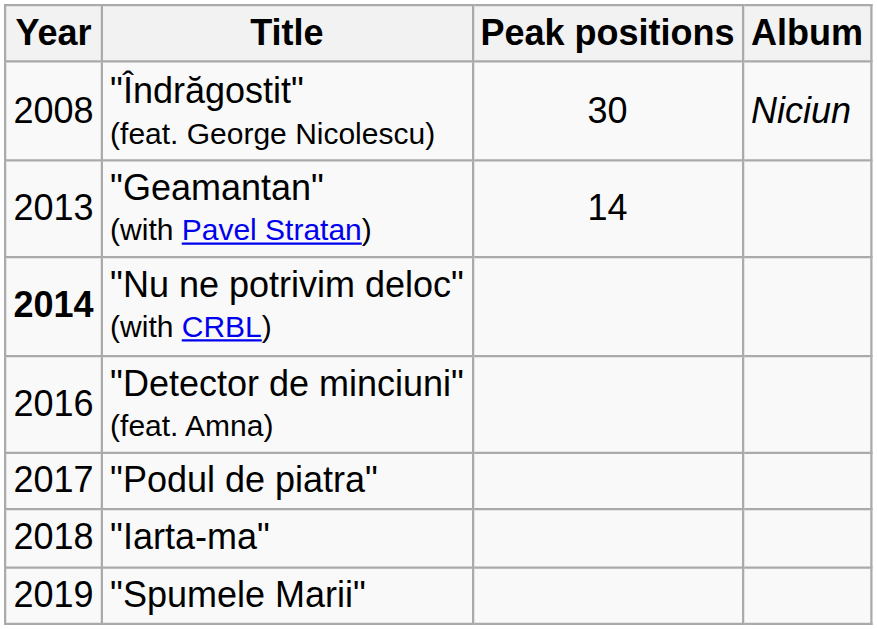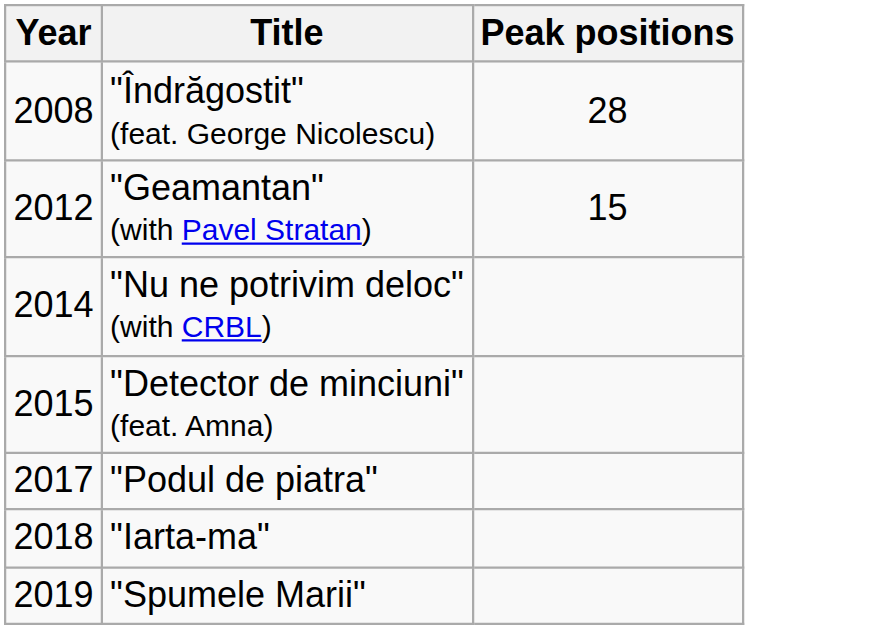- column: (807, 33)
(607, 110) 30 -> (607, 110) 28
(53, 207) 2013 -> (53, 207) 2012
(607, 207) 14 -> (607, 207) 15
(53, 305) bold -> (53, 305) normal
(53, 403) 2016 -> (53, 403) 2015
